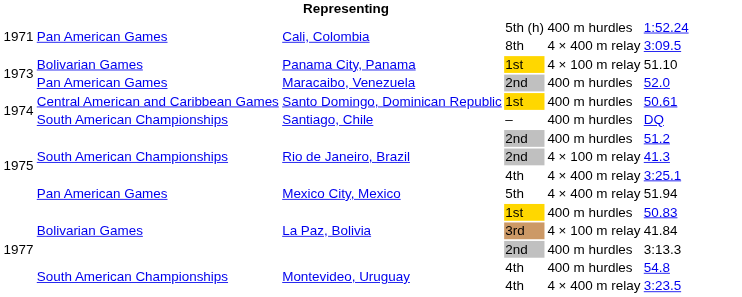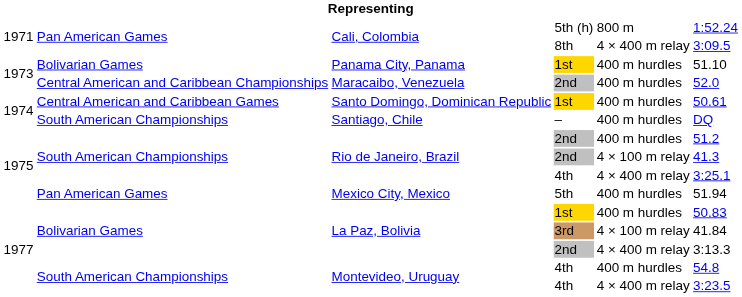(590, 27) 400 m hurdles -> (615, 27) 800 m
(594, 64) 4 × 100 m relay -> (639, 64) 400 m hurdles
(102, 83) Pan American Games -> (182, 83) Central American and Caribbean Championships
(594, 193) 4 × 400 m relay -> (639, 193) 400 m hurdles
(590, 249) 400 m hurdles -> (643, 249) 4 × 400 m relay
